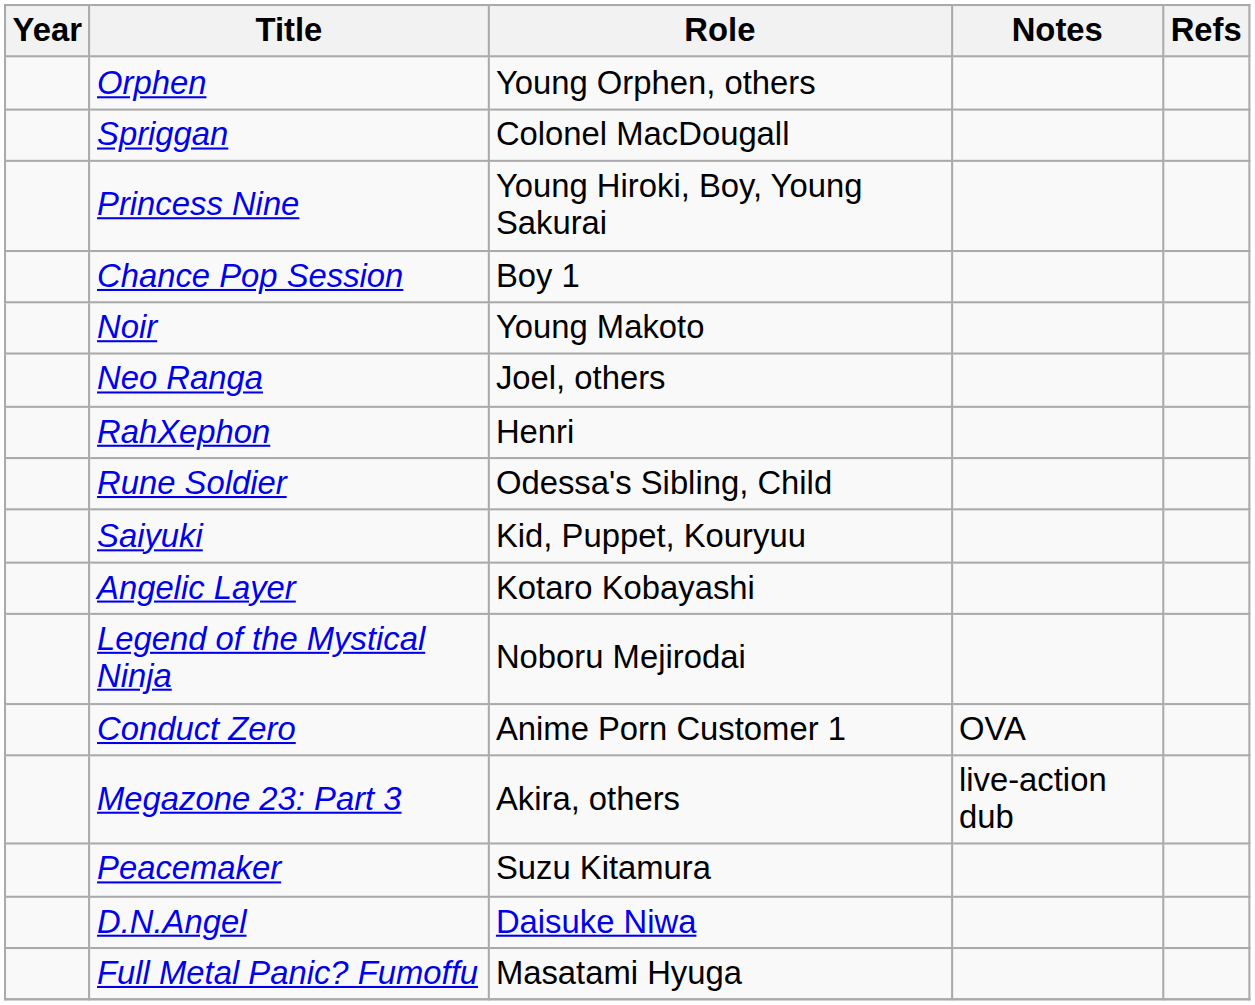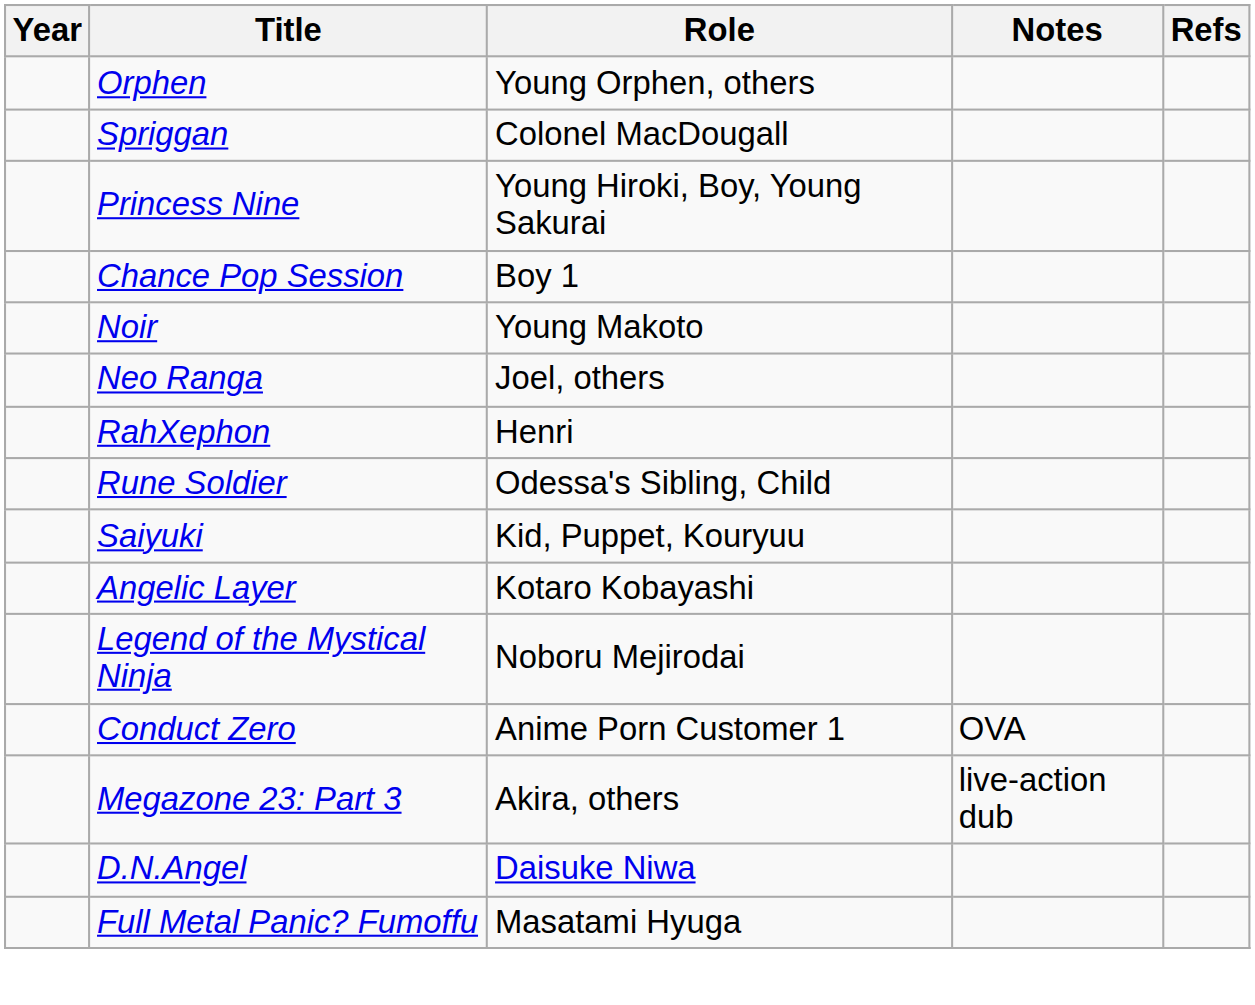- row: (189, 869)
